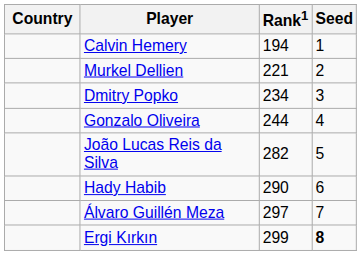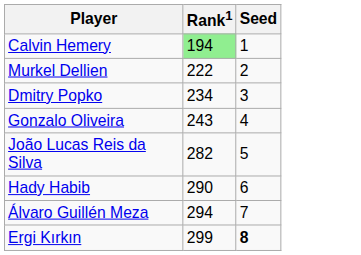- column: (42, 19)
(276, 46) no background -> (200, 46) lightgreen background
(276, 70) 221 -> (200, 70) 222
(276, 120) 244 -> (200, 120) 243
(276, 212) 297 -> (200, 212) 294
